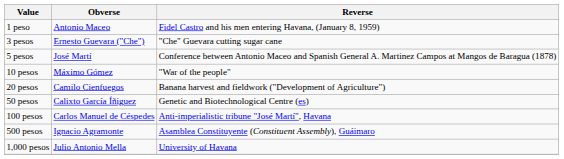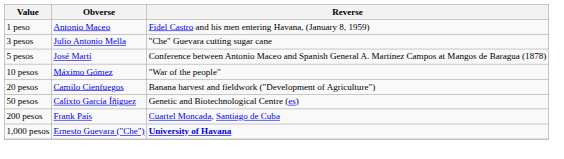(99, 42) Ernesto Guevara ("Che") -> (90, 42) Julio Antonio Mella
- row: (24, 117)
+ row: (24, 117)
- row: (24, 132)
(90, 147) Julio Antonio Mella -> (99, 132) Ernesto Guevara ("Che")
(198, 147) normal -> (190, 132) bold
